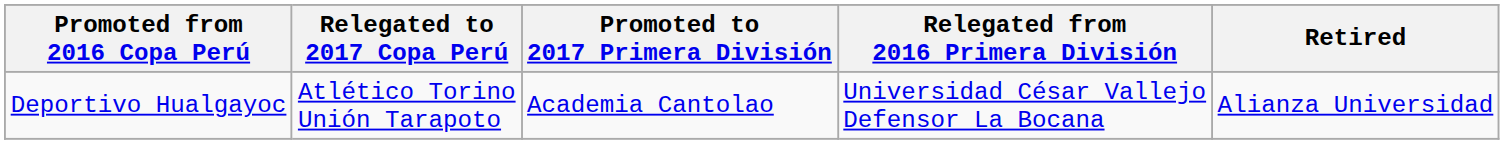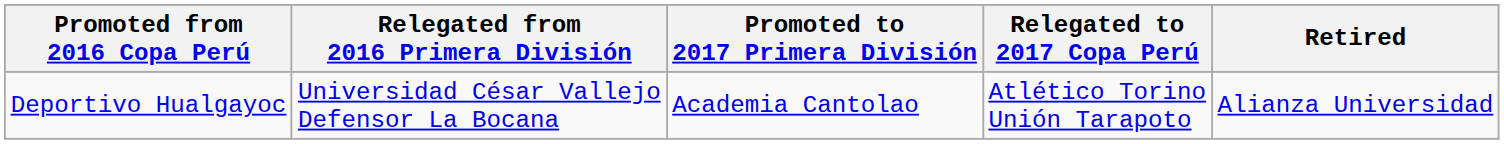columns swapped: (1025, 39) <-> (407, 39)
